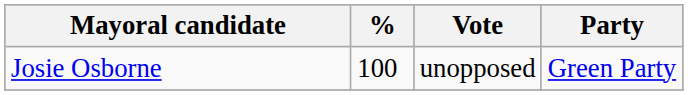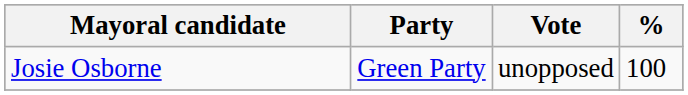columns swapped: (612, 25) <-> (382, 25)
